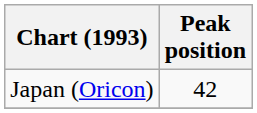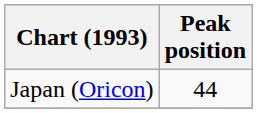(205, 88) 42 -> (205, 88) 44
